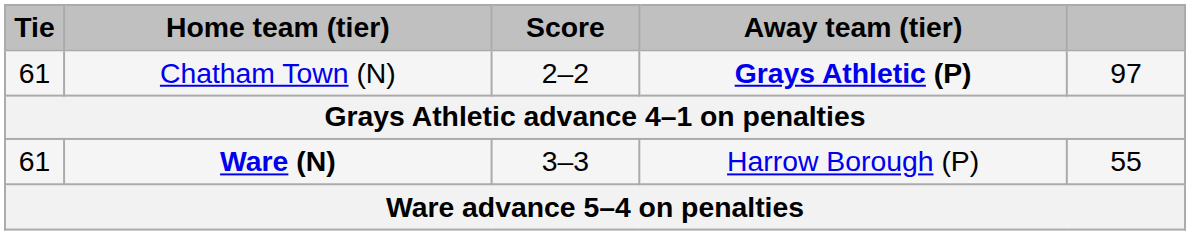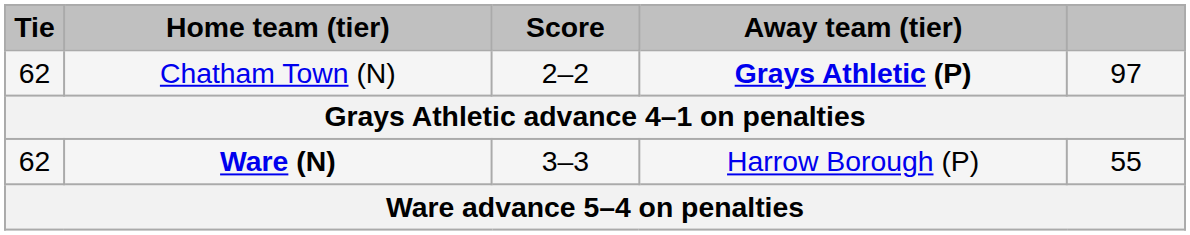(34, 73) 61 -> (34, 73) 62
(34, 162) 61 -> (34, 162) 62
